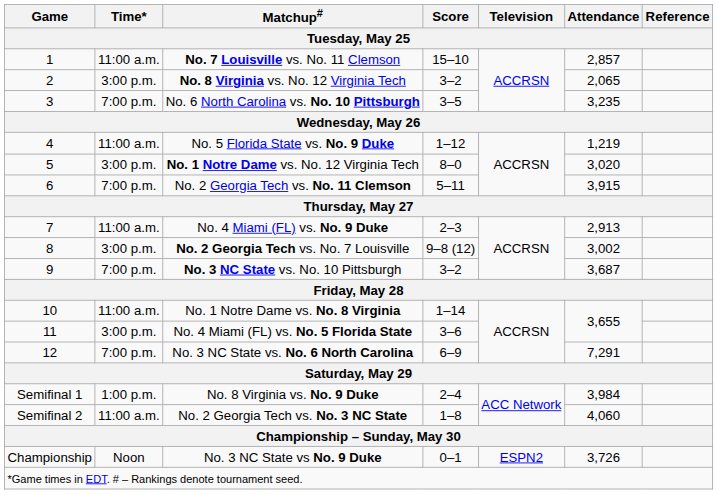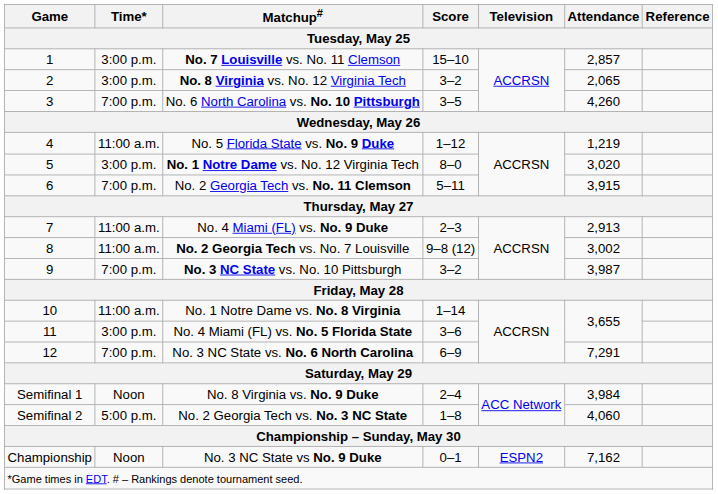(129, 60) 11:00 a.m. -> (129, 60) 3:00 p.m.
(603, 101) 3,235 -> (603, 101) 4,260
(129, 248) 3:00 p.m. -> (129, 248) 11:00 a.m.
(603, 269) 3,687 -> (603, 269) 3,987
(129, 395) 1:00 p.m. -> (129, 395) Noon
(129, 416) 11:00 a.m. -> (129, 416) 5:00 p.m.
(603, 457) 3,726 -> (603, 457) 7,162
